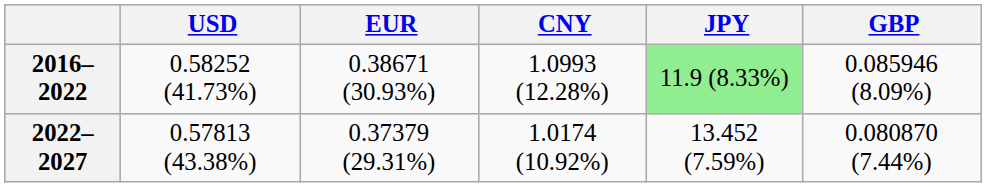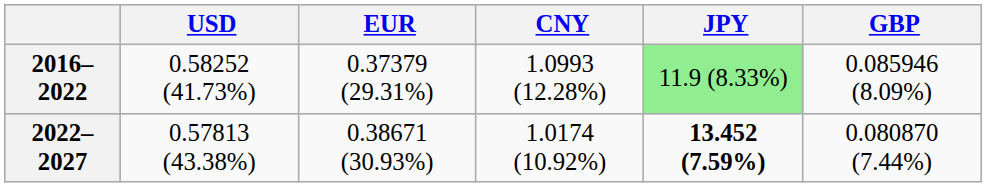(389, 78) 0.38671 (30.93%) -> (387, 78) 0.37379 (29.31%)
(389, 146) 0.37379 (29.31%) -> (387, 146) 0.38671 (30.93%)
(724, 146) normal -> (723, 146) bold
